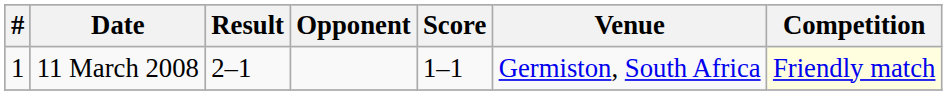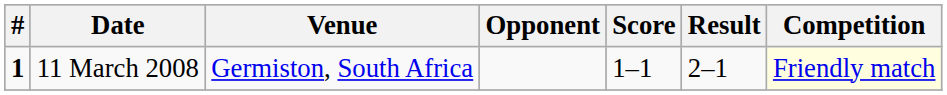columns swapped: (630, 25) <-> (248, 25)
(18, 68) normal -> (18, 68) bold
